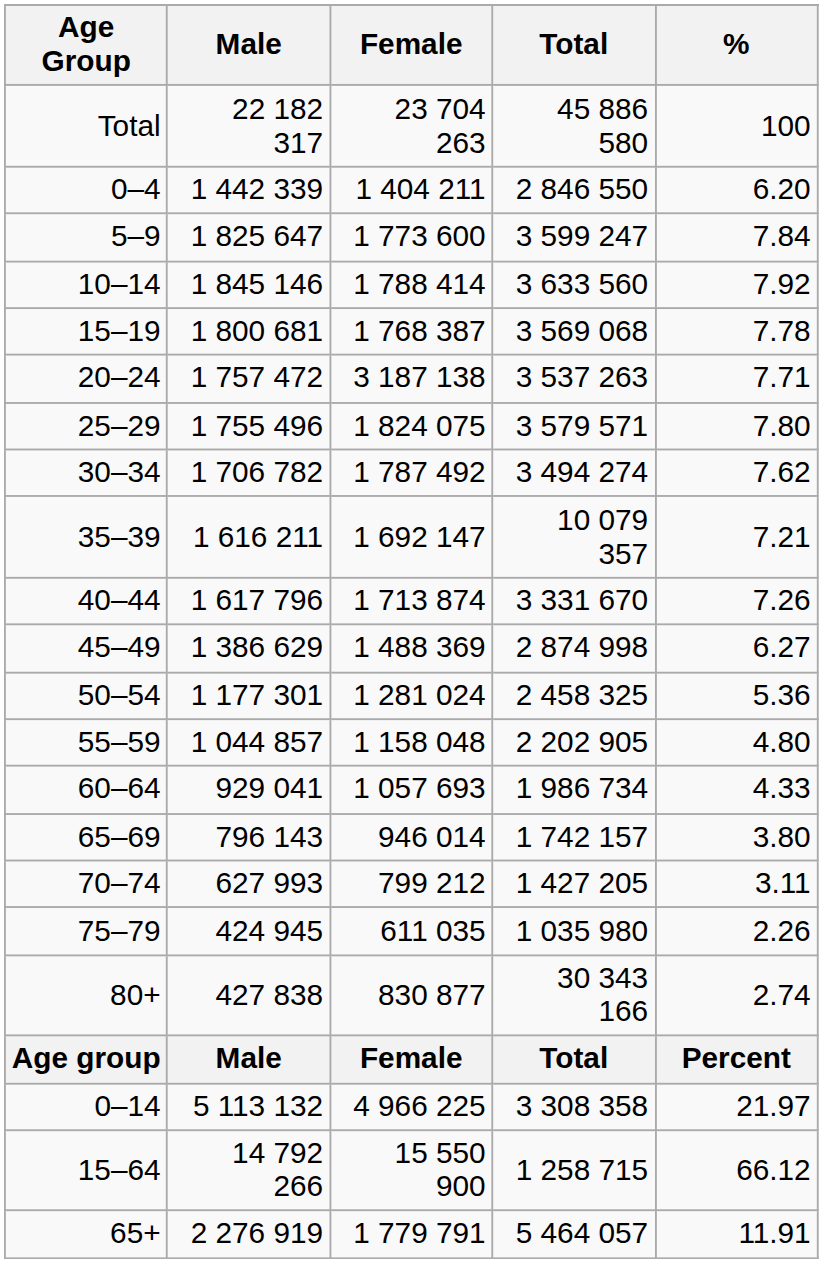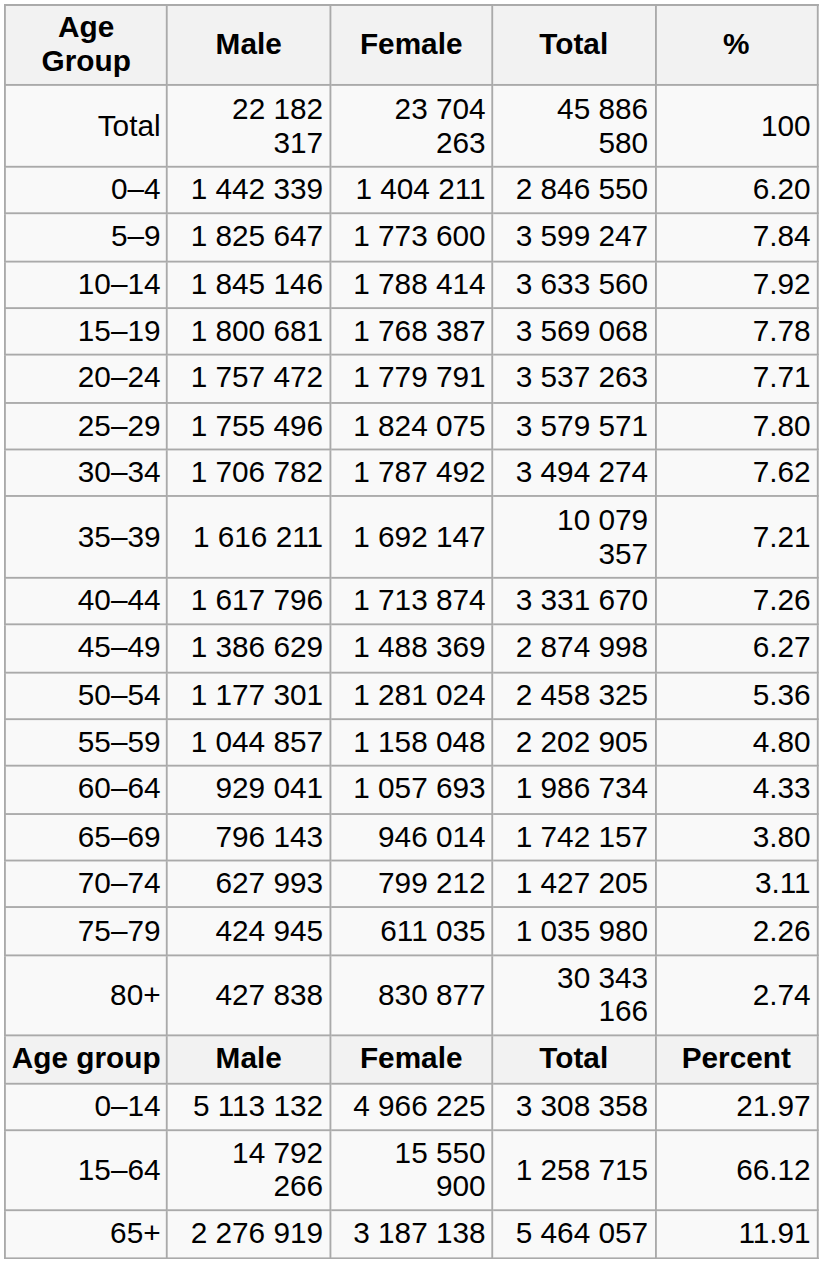(419, 378) 3 187 138 -> (419, 378) 1 779 791
(419, 1233) 1 779 791 -> (419, 1233) 3 187 138
